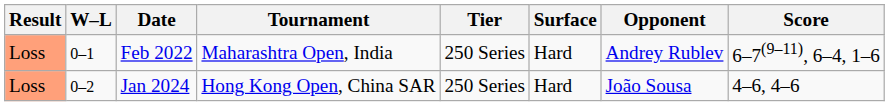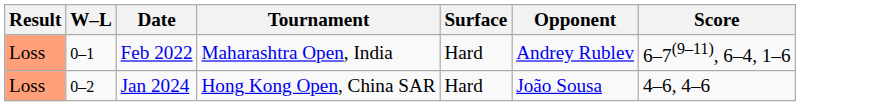- column: (485, 19)
